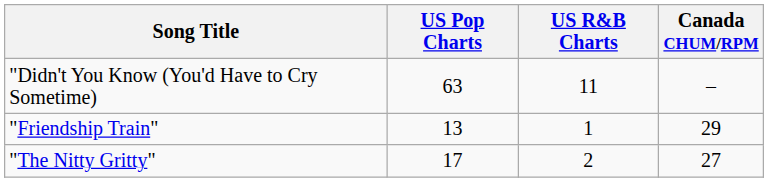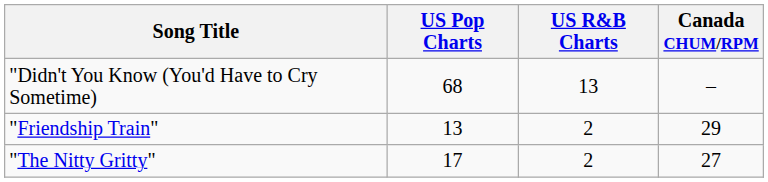(453, 85) 63 -> (453, 85) 68
(588, 85) 11 -> (588, 85) 13
(588, 128) 1 -> (588, 128) 2
